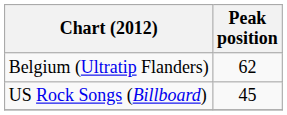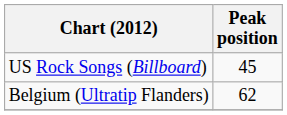rows swapped: (109, 67) <-> (108, 95)
